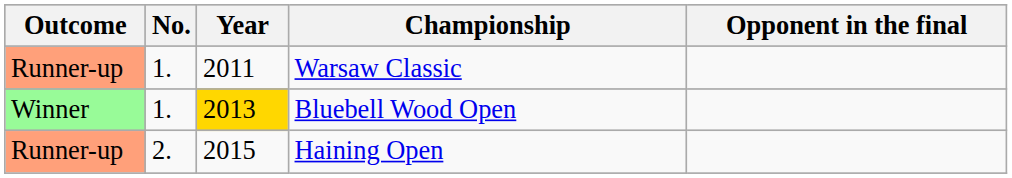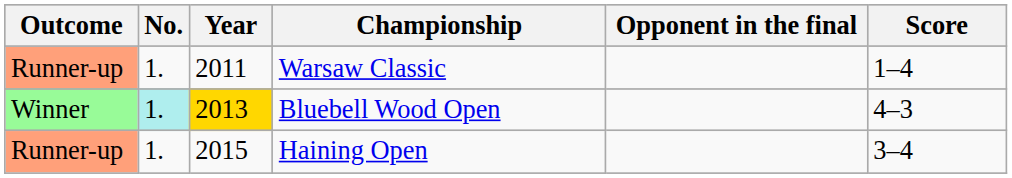+ column: (937, 25)
(162, 109) no background -> (154, 109) paleturquoise background
(162, 151) 2. -> (154, 151) 1.
